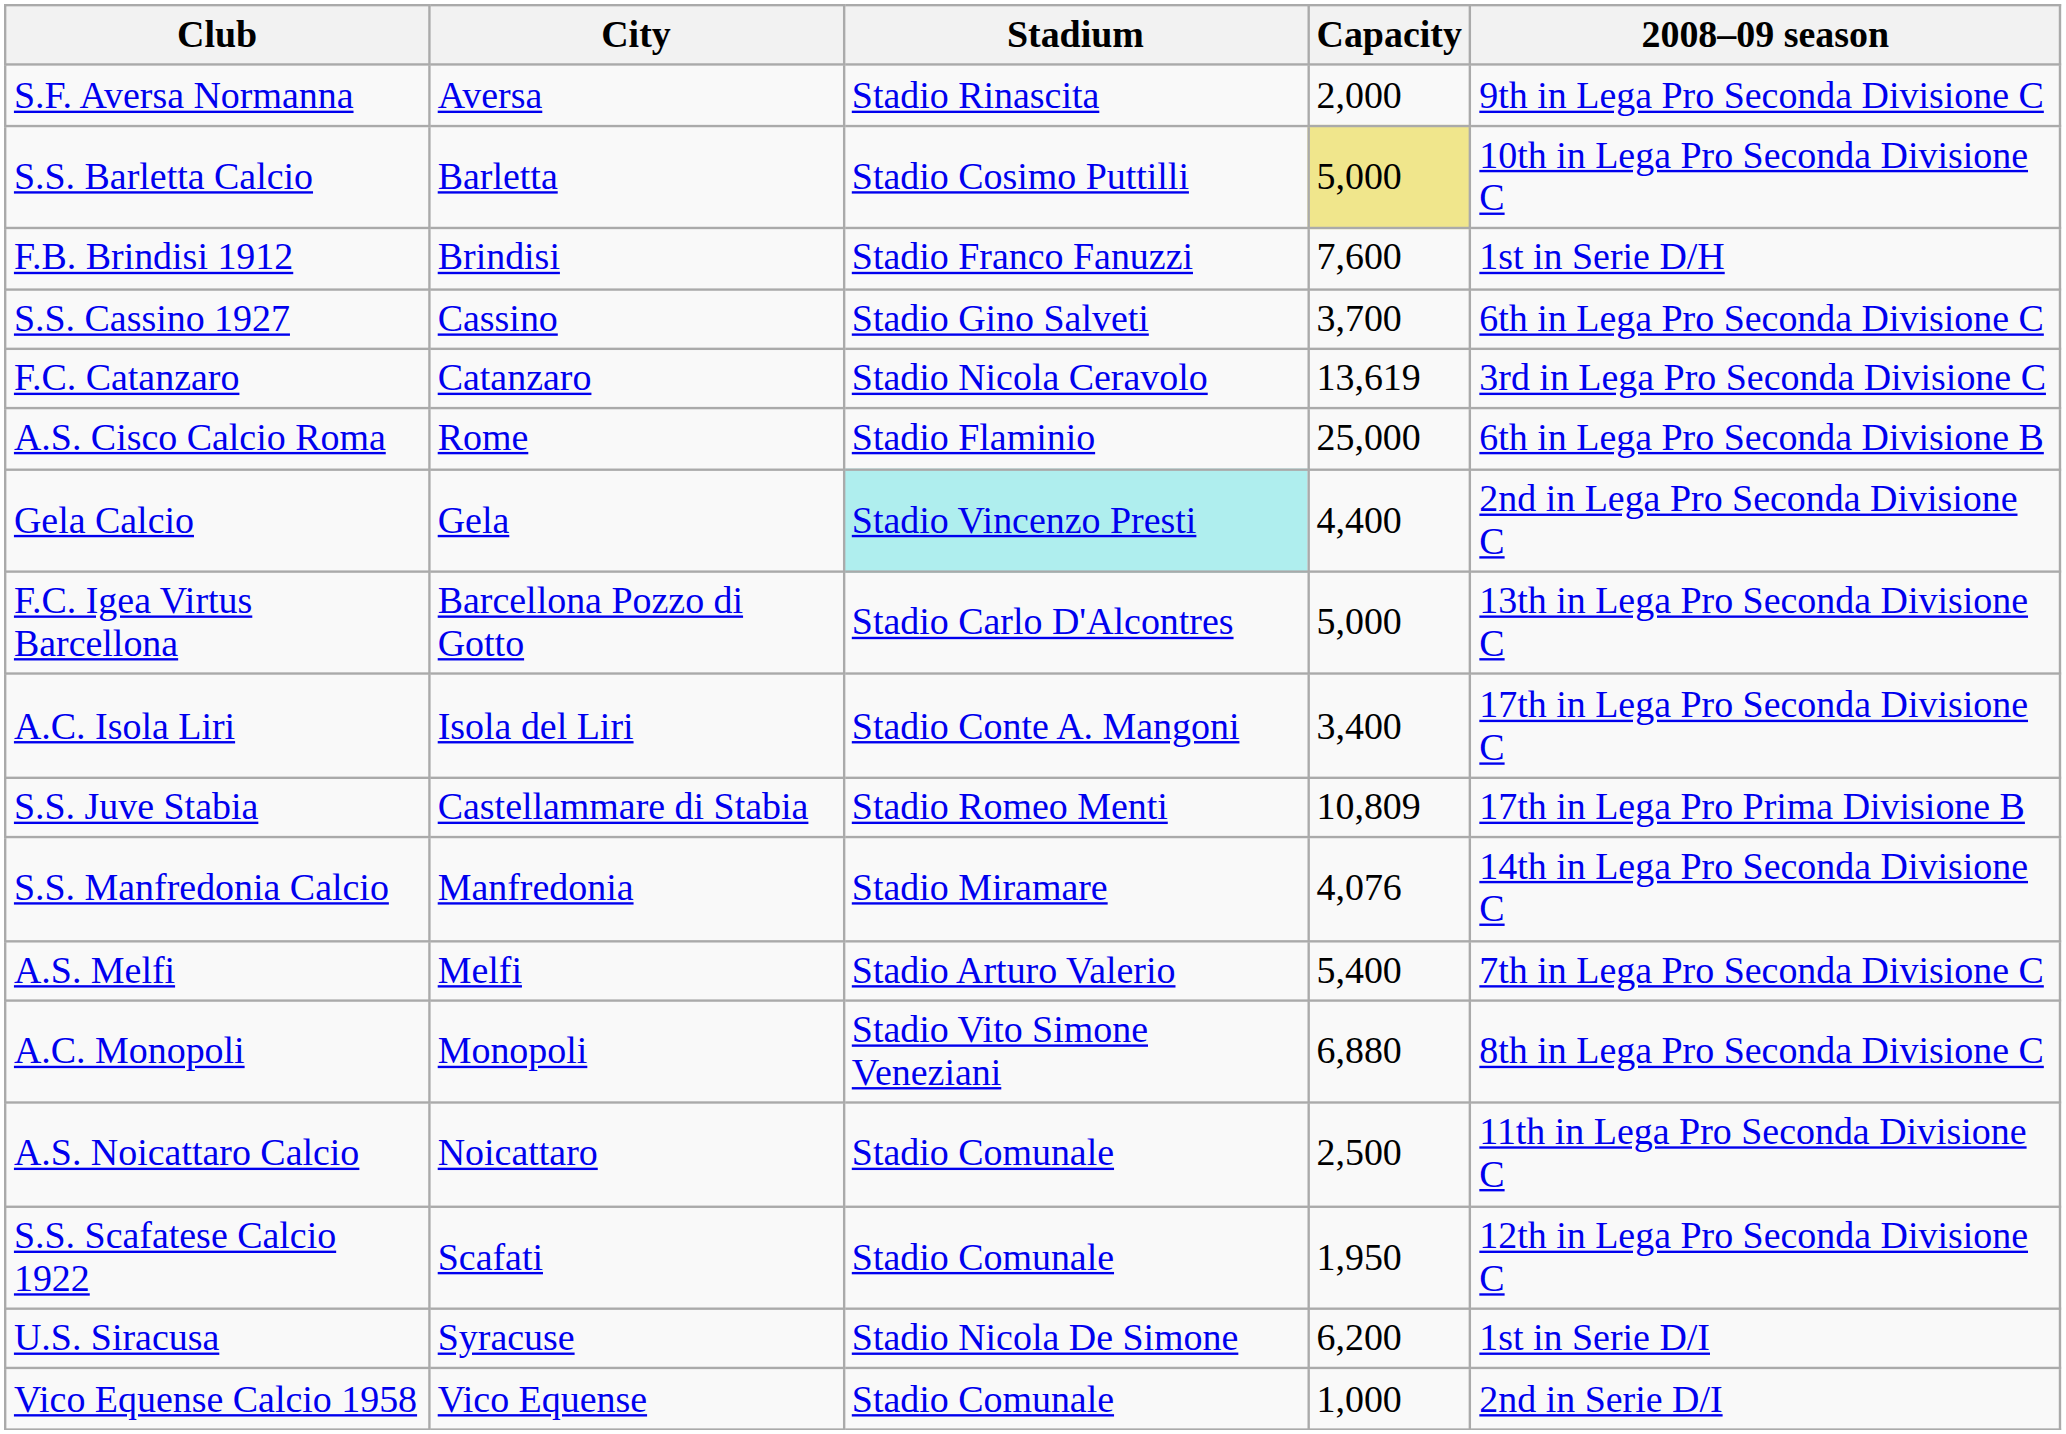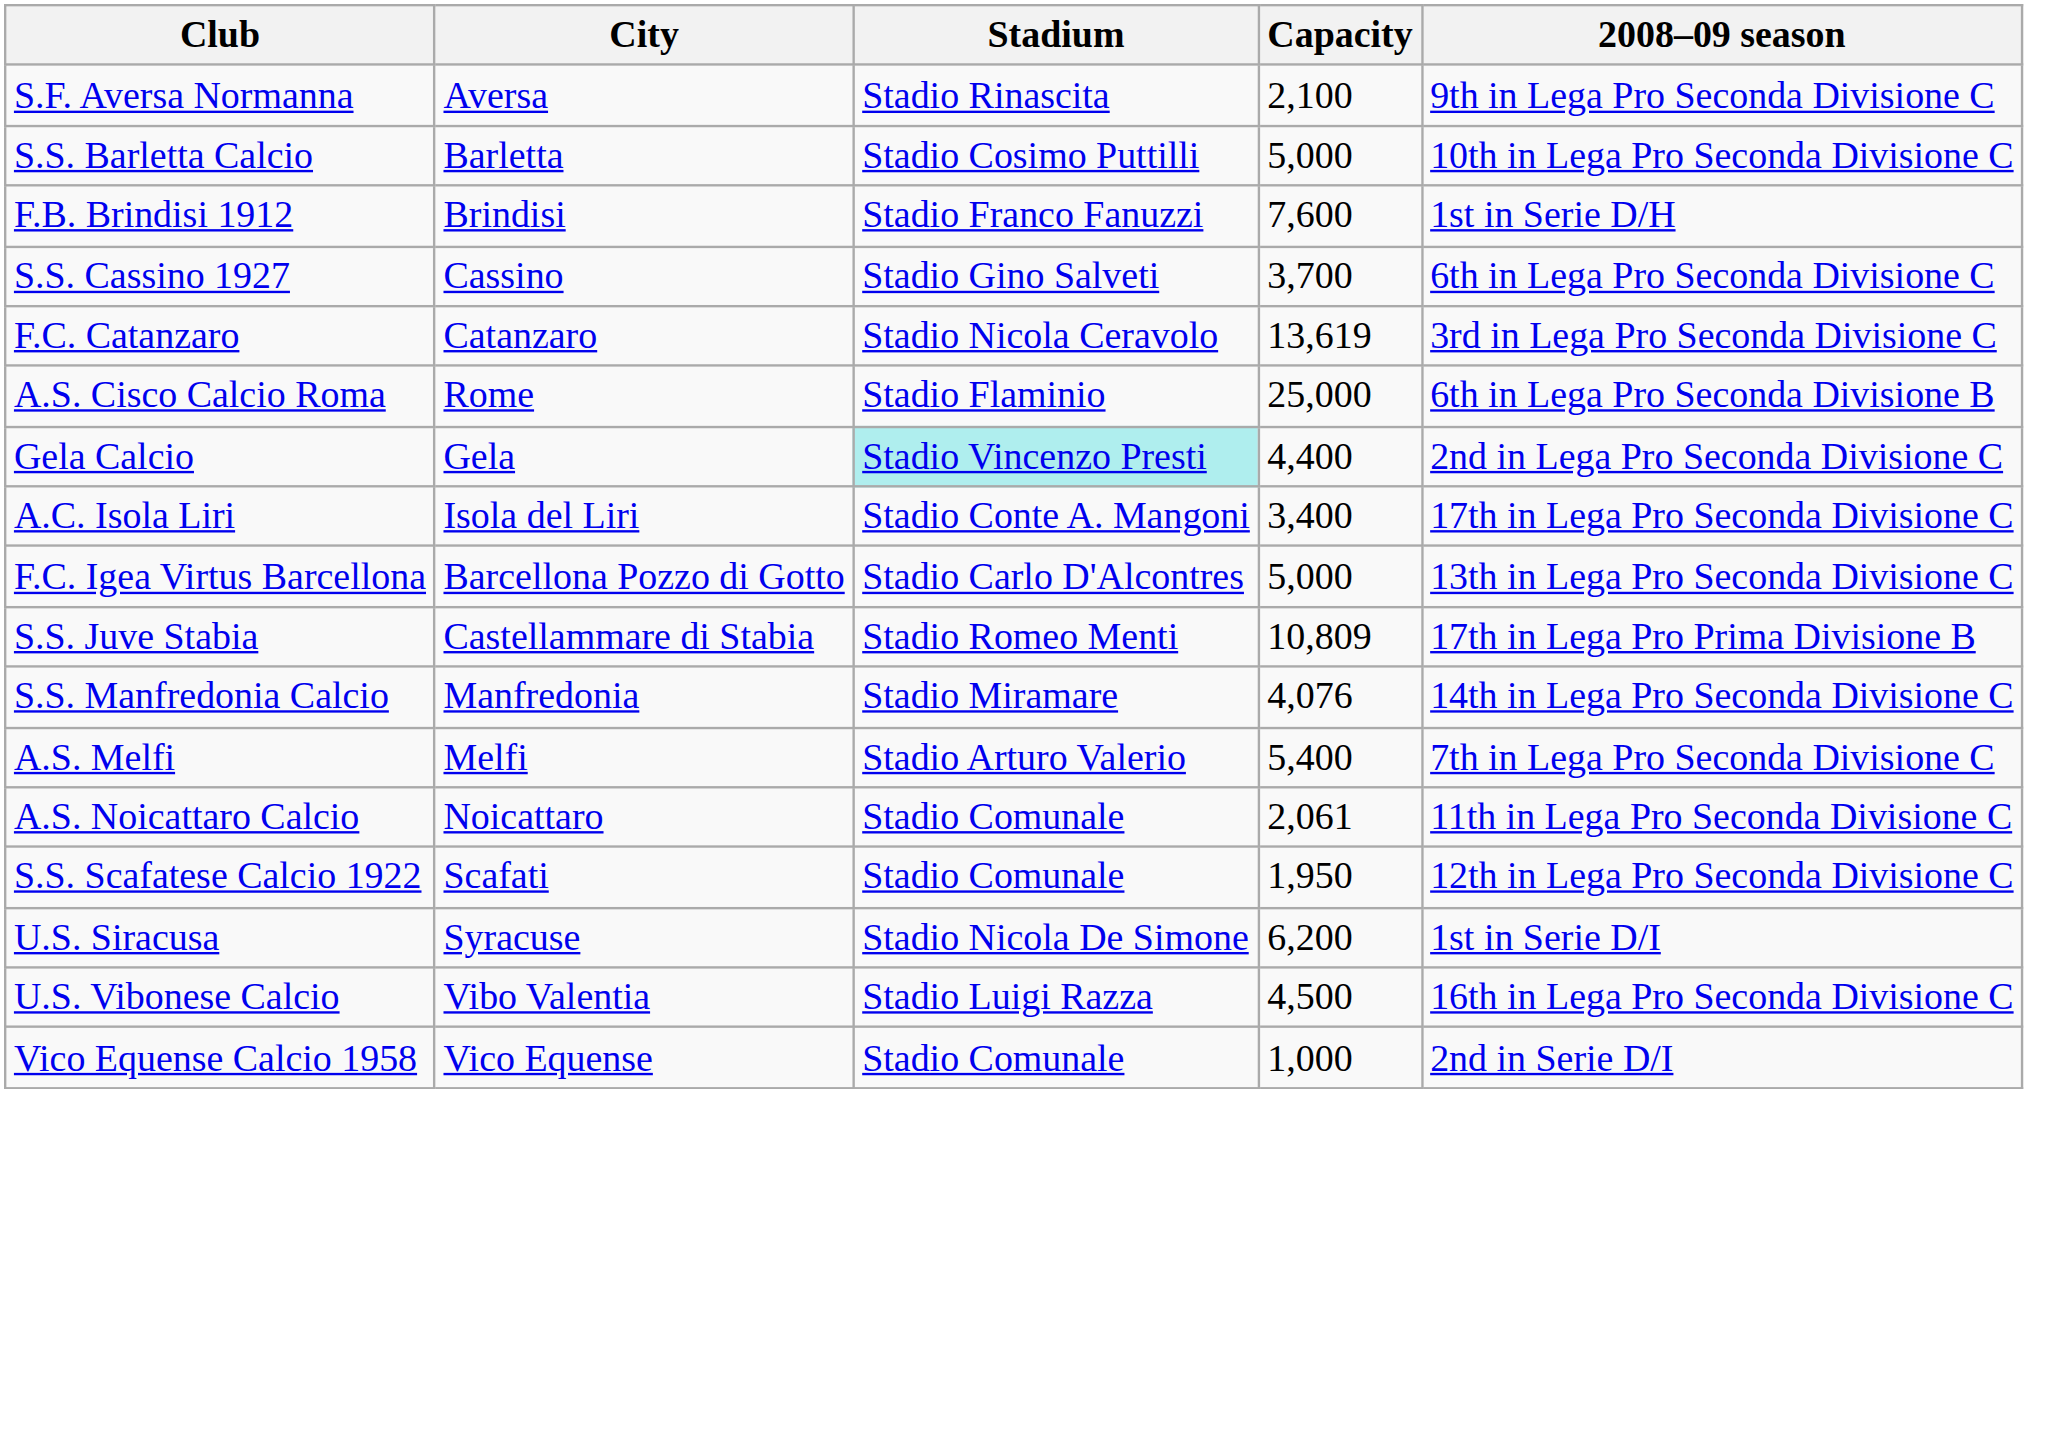(1359, 94) 2,000 -> (1310, 94) 2,100
(1359, 176) khaki background -> (1310, 154) no background
rows swapped: (133, 622) <-> (125, 725)
- row: (129, 1051)
(1359, 1153) 2,500 -> (1310, 816) 2,061
+ row: (177, 996)
